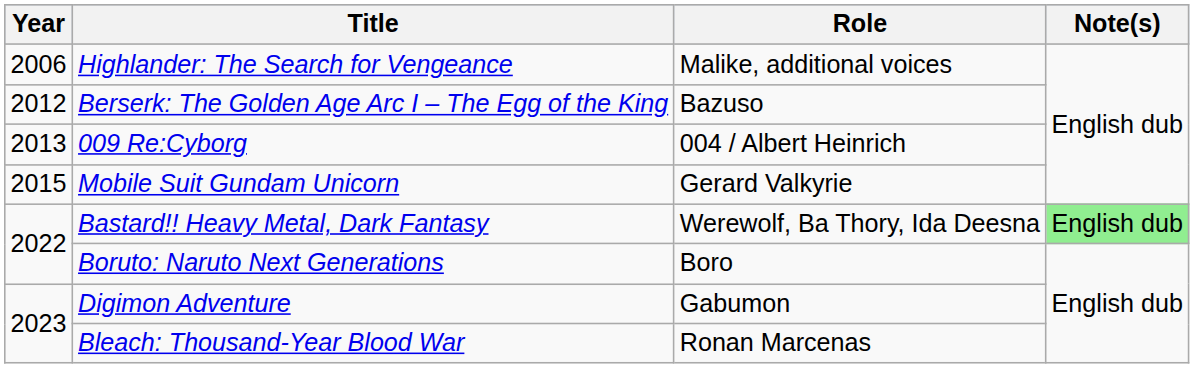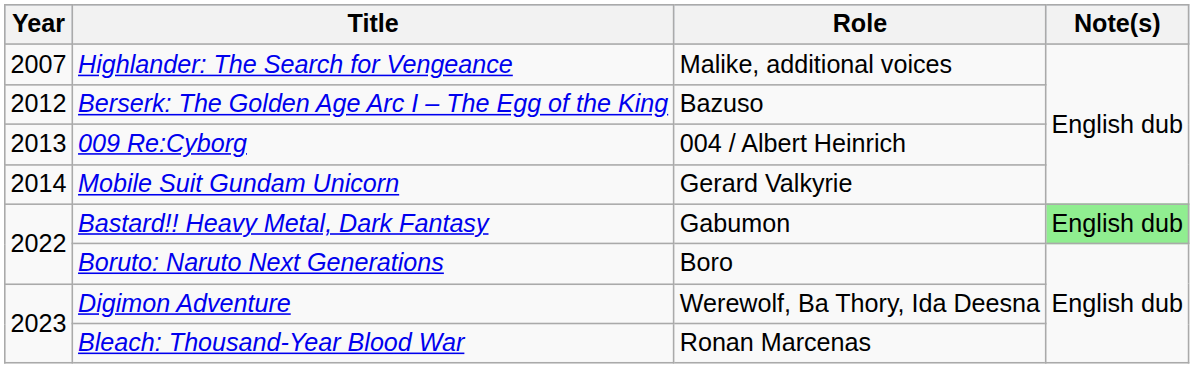(39, 64) 2006 -> (39, 64) 2007
(39, 183) 2015 -> (39, 183) 2014
(860, 223) Werewolf, Ba Thory, Ida Deesna -> (735, 223) Gabumon
(735, 303) Gabumon -> (860, 303) Werewolf, Ba Thory, Ida Deesna
